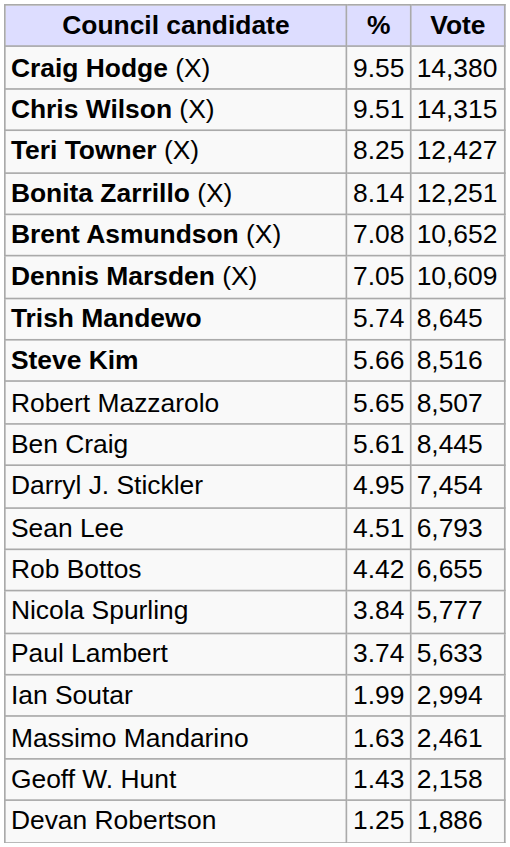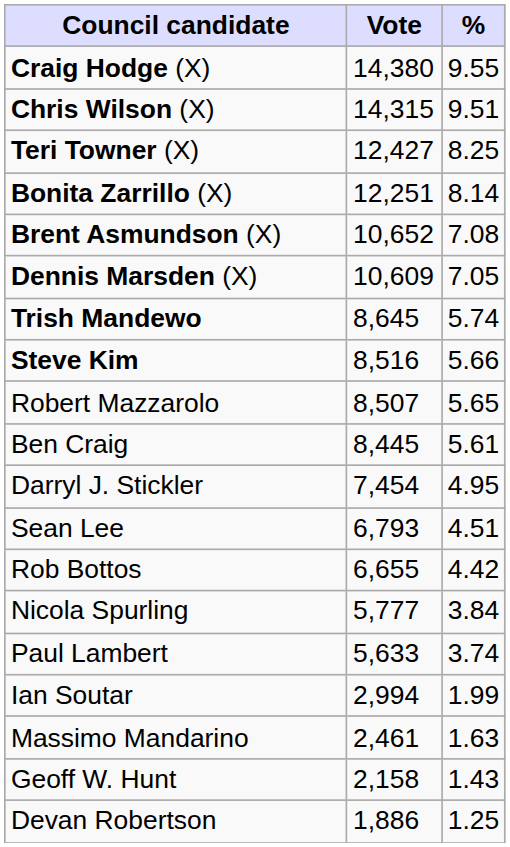columns swapped: (458, 25) <-> (379, 25)
